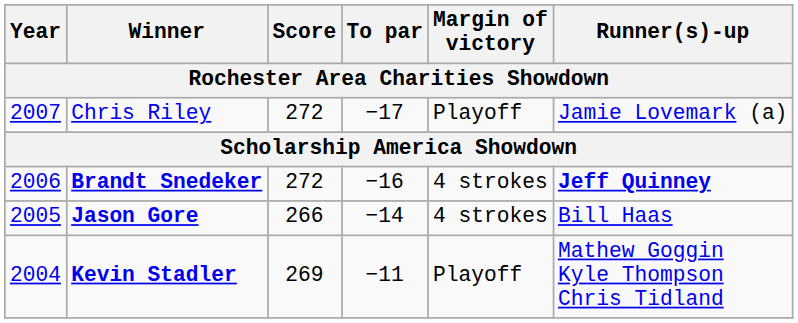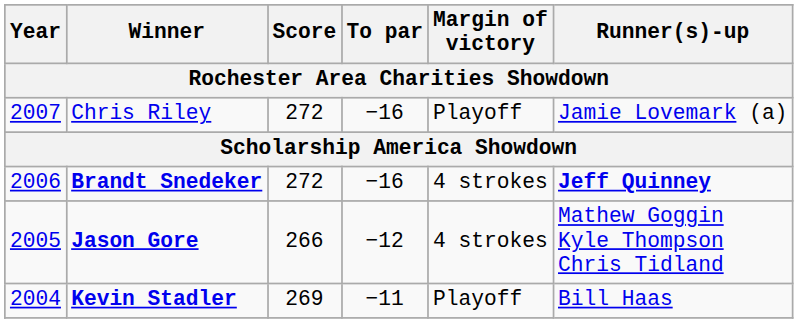(385, 115) −17 -> (385, 115) −16
(385, 218) −14 -> (385, 242) −12
(615, 218) Bill Haas -> (641, 242) Mathew Goggin Kyle Thompson Chris Tidland
(641, 276) Mathew Goggin Kyle Thompson Chris Tidland -> (615, 300) Bill Haas
